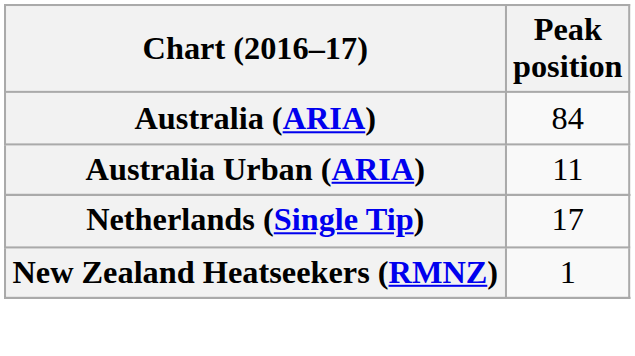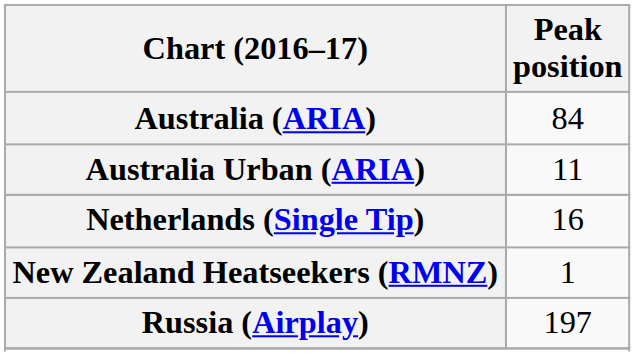(568, 220) 17 -> (568, 220) 16
+ row: (255, 322)
